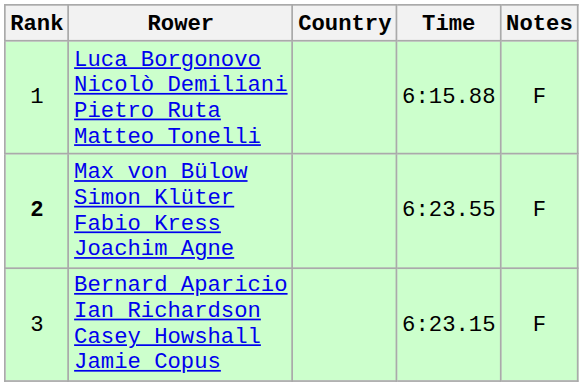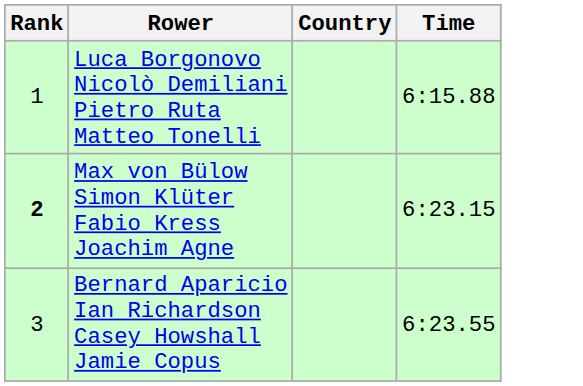- column: (539, 23)
(449, 211) 6:23.55 -> (449, 211) 6:23.15
(449, 324) 6:23.15 -> (449, 324) 6:23.55
